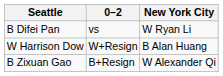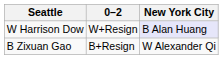- row: (33, 29)
(175, 46) no background -> (175, 29) lavender background
